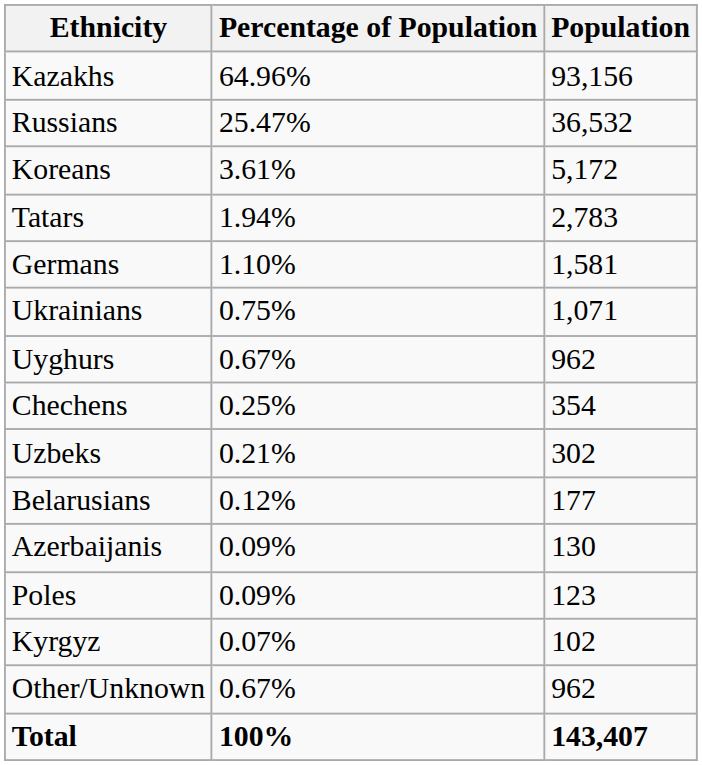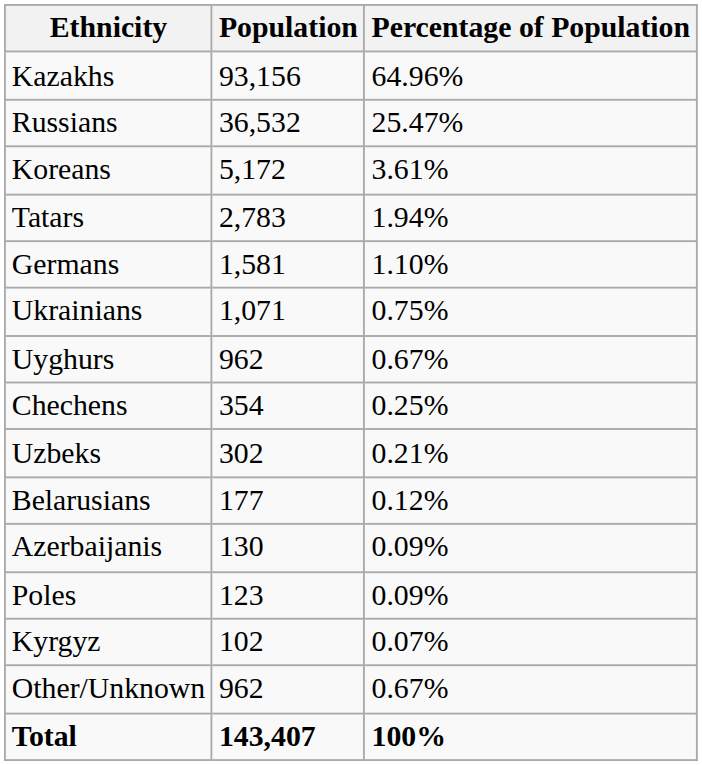columns swapped: (621, 28) <-> (378, 28)
